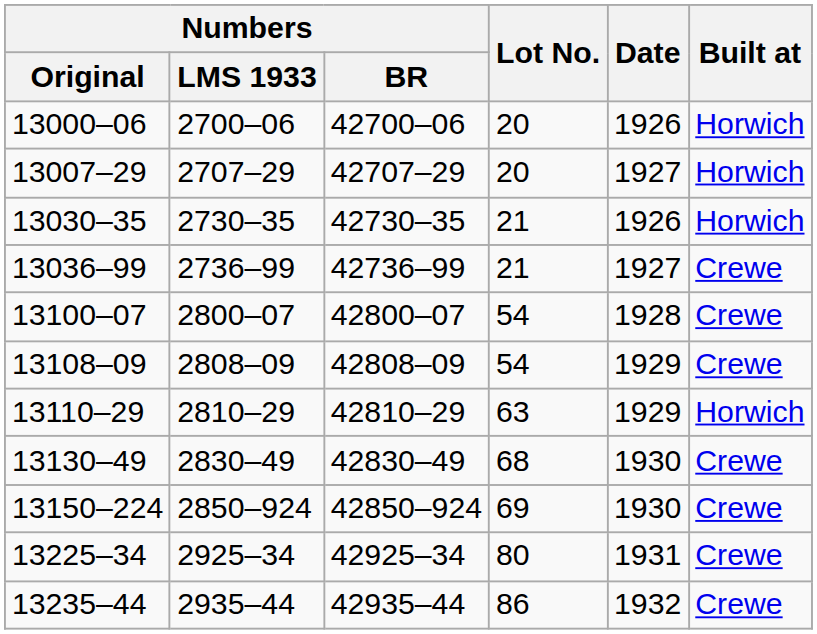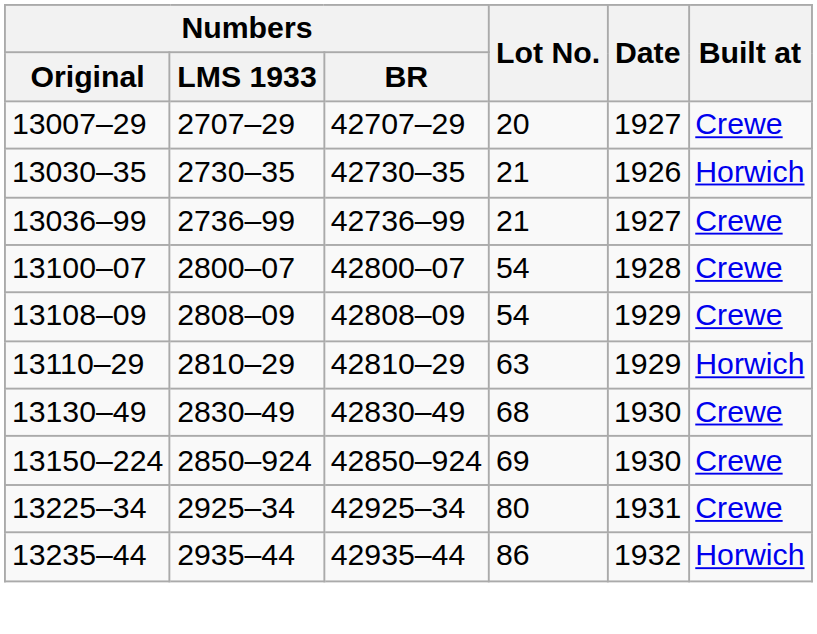- row: (79, 124)
(750, 172) Horwich -> (739, 124) Crewe
(739, 603) Crewe -> (750, 556) Horwich
